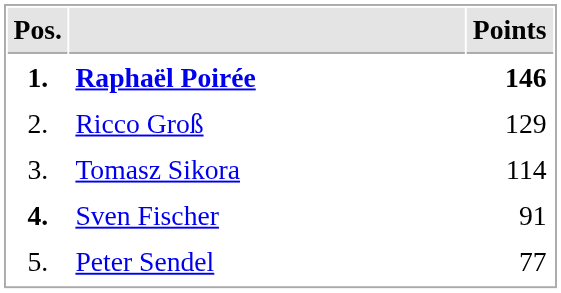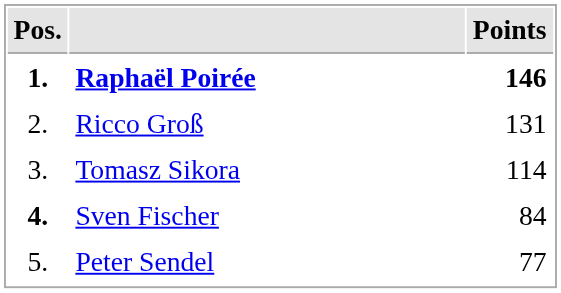(526, 123) 129 -> (526, 123) 131
(533, 215) 91 -> (533, 215) 84
